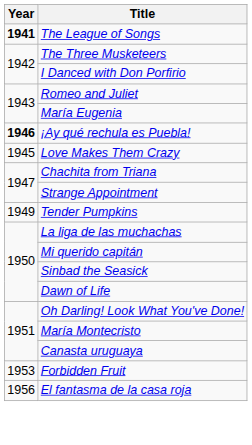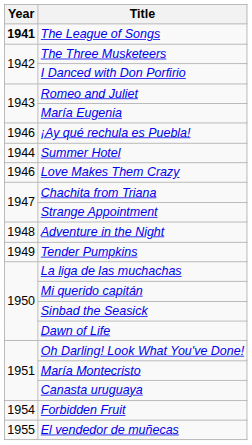(21, 133) bold -> (21, 133) normal
+ row: (81, 152)
(21, 152) 1945 -> (21, 172) 1946
+ row: (103, 232)
(21, 370) 1953 -> (21, 410) 1954
+ row: (110, 430)
- row: (116, 390)
